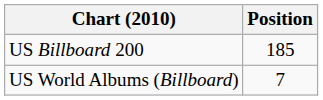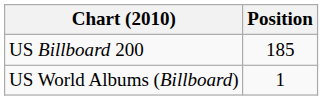(280, 79) 7 -> (280, 79) 1
